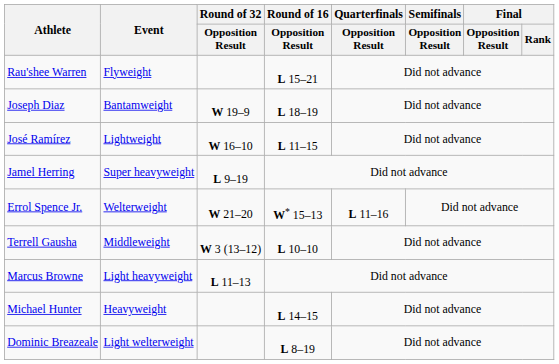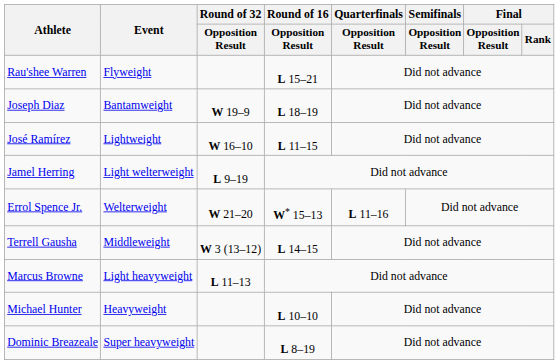(149, 172) Super heavyweight -> (149, 172) Light welterweight
(298, 249) L 10–10 -> (298, 249) L 14–15
(298, 316) L 14–15 -> (298, 316) L 10–10
(149, 343) Light welterweight -> (149, 343) Super heavyweight
